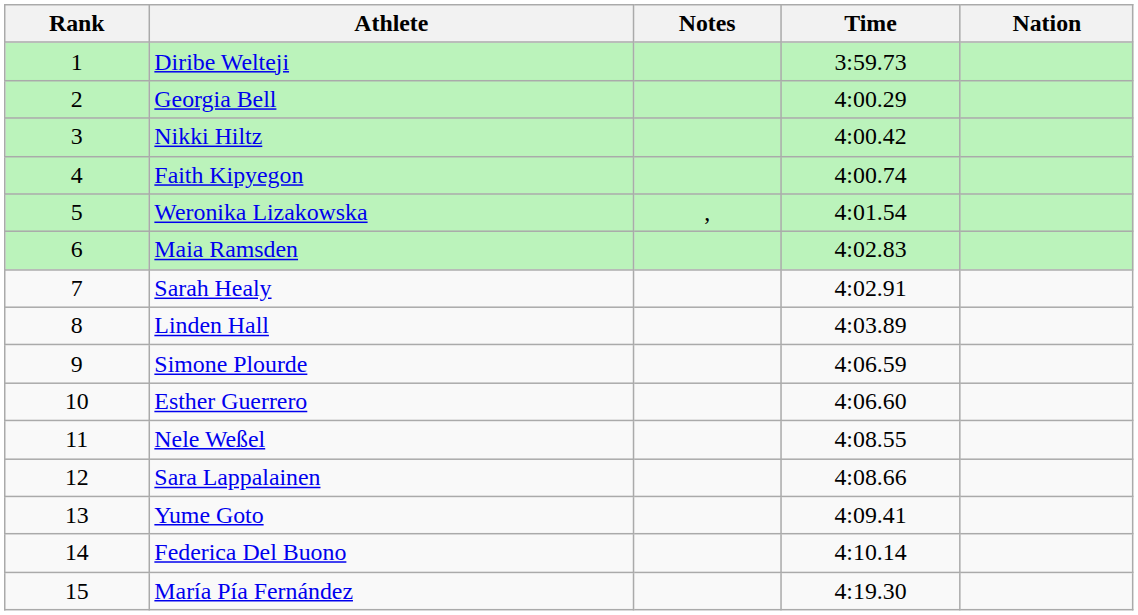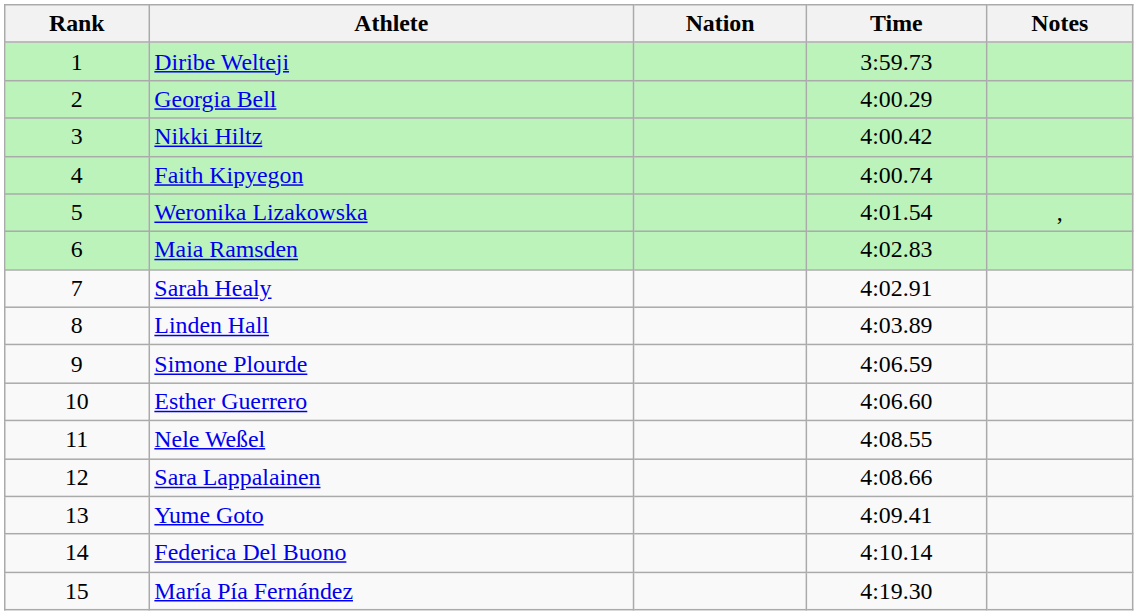columns swapped: (1047, 23) <-> (707, 23)
